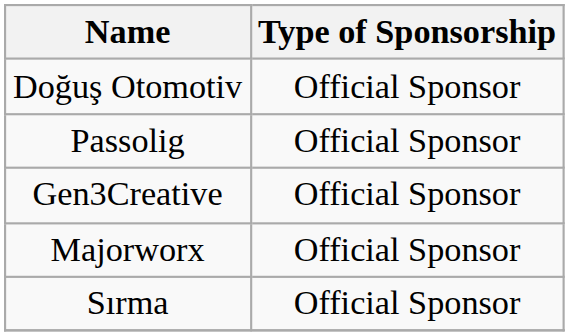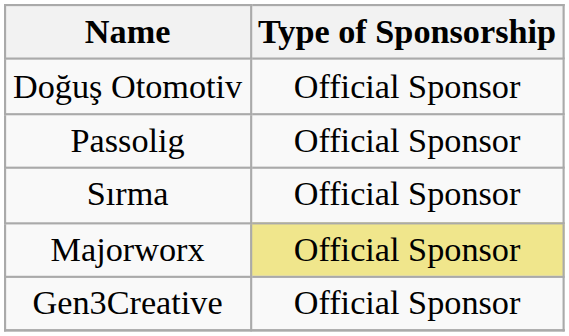rows swapped: (128, 303) <-> (128, 194)
(407, 248) no background -> (407, 248) khaki background
